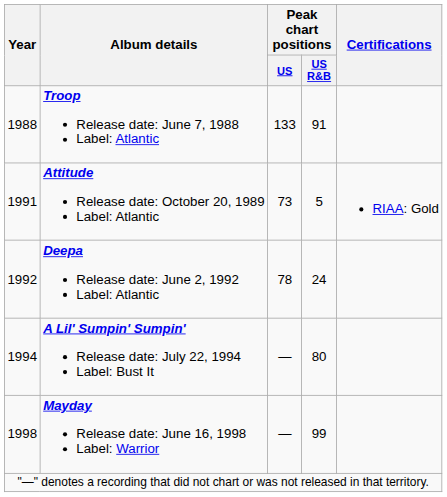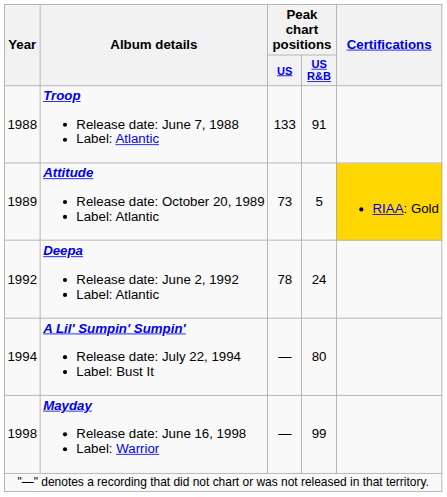(22, 201) 1991 -> (22, 201) 1989
(389, 209) no background -> (389, 209) gold background
